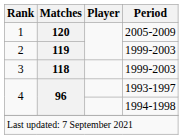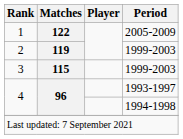(61, 32) 120 -> (61, 32) 122
(61, 69) 118 -> (61, 69) 115
